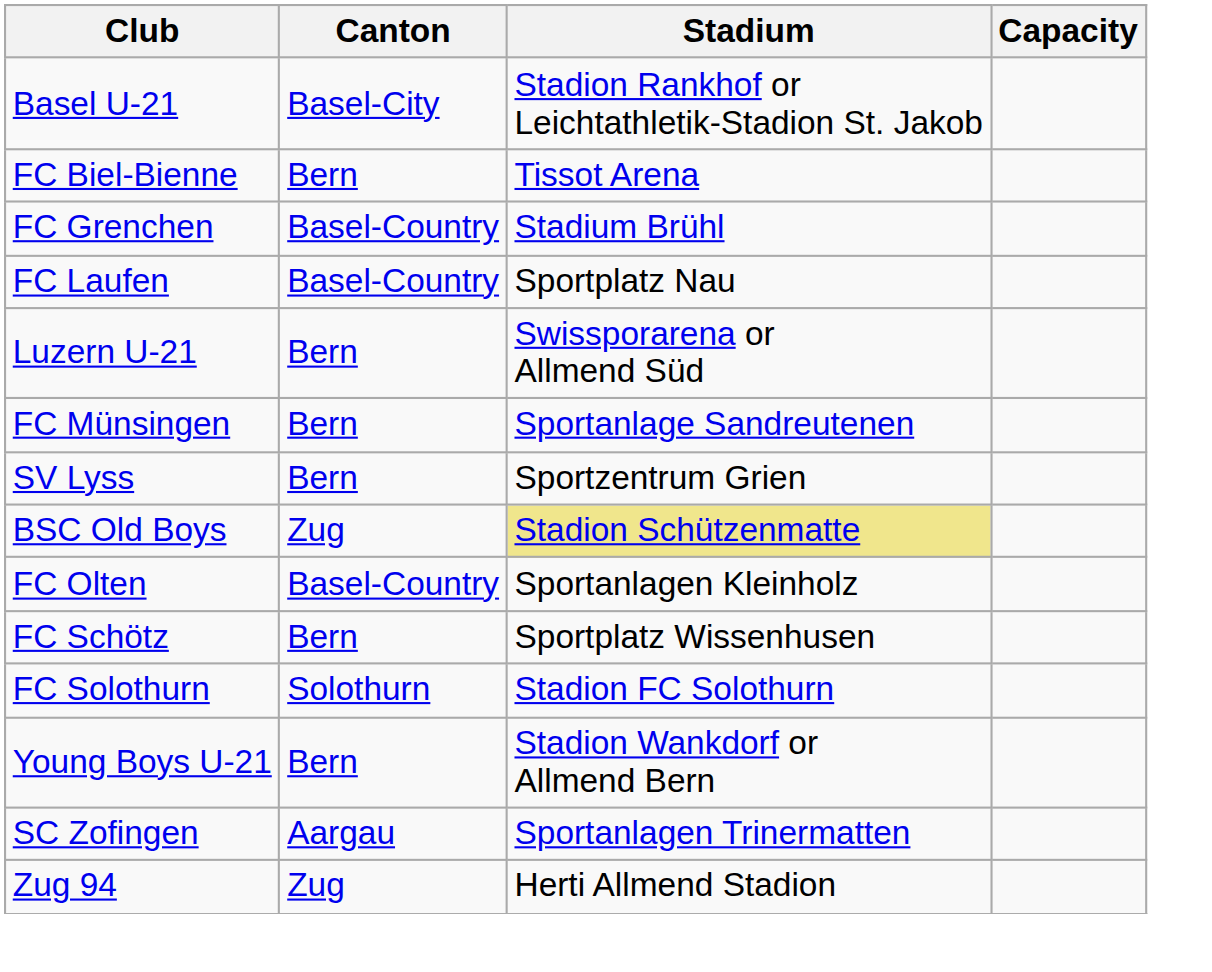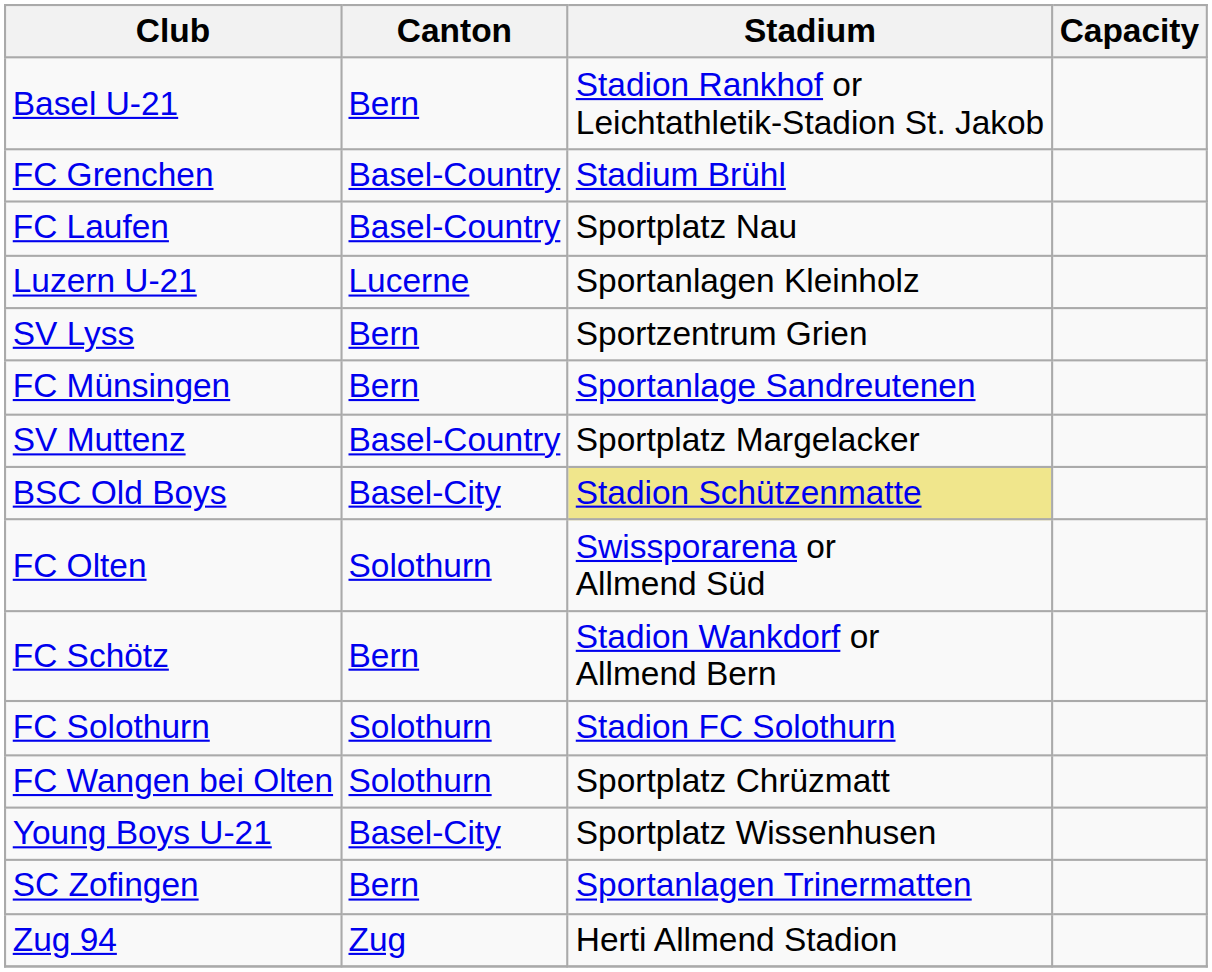(363, 102) Basel-City -> (384, 102) Bern
- row: (125, 174)
(323, 352) Bern -> (409, 280) Lucerne
(645, 352) Swissporarena or Allmend Süd -> (748, 280) Sportanlagen Kleinholz
rows swapped: (73, 477) <-> (121, 424)
+ row: (99, 439)
(316, 530) Zug -> (425, 492) Basel-City
(393, 583) Basel-Country -> (420, 564) Solothurn
(686, 583) Sportanlagen Kleinholz -> (706, 564) Swissporarena or Allmend Süd
(695, 636) Sportplatz Wissenhusen -> (728, 655) Stadion Wankdorf or Allmend Bern
+ row: (173, 780)
(323, 761) Bern -> (425, 833) Basel-City
(666, 761) Stadion Wankdorf or Allmend Bern -> (756, 833) Sportplatz Wissenhusen
(341, 833) Aargau -> (384, 886) Bern
